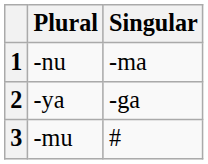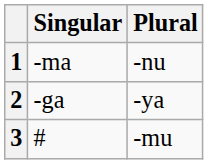columns swapped: (153, 23) <-> (66, 23)
